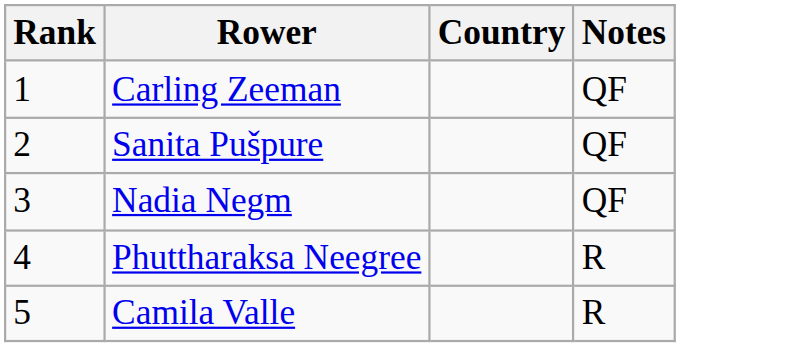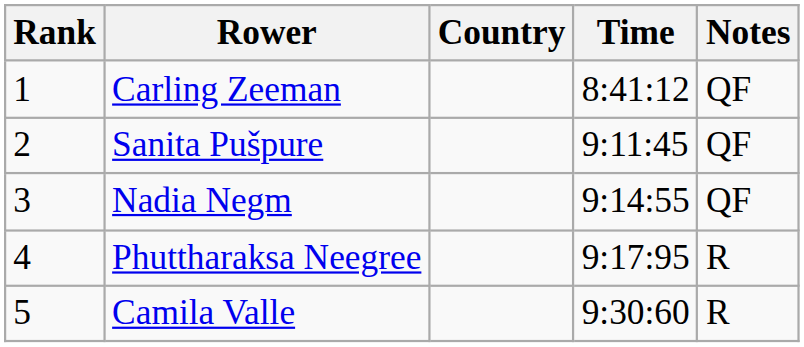+ column: (636, 32)
